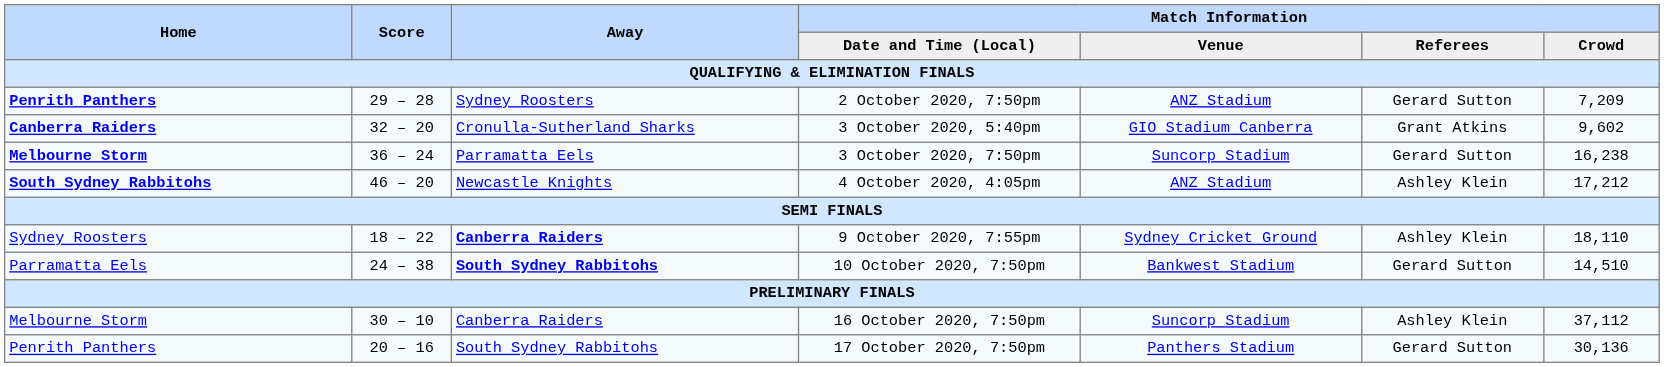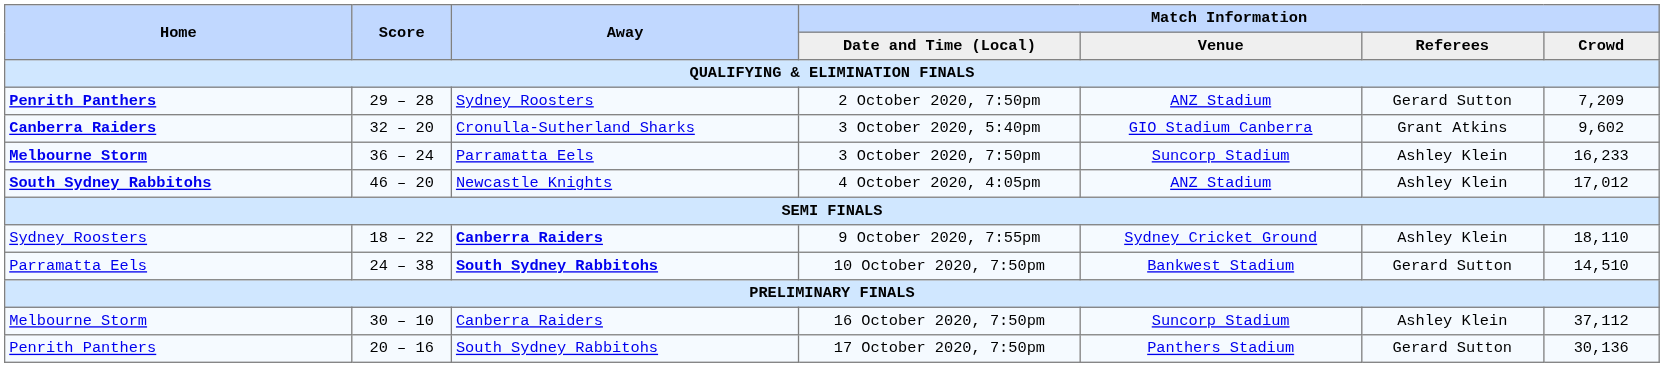(1452, 156) Gerard Sutton -> (1452, 156) Ashley Klein
(1601, 156) 16,238 -> (1601, 156) 16,233
(1601, 183) 17,212 -> (1601, 183) 17,012
